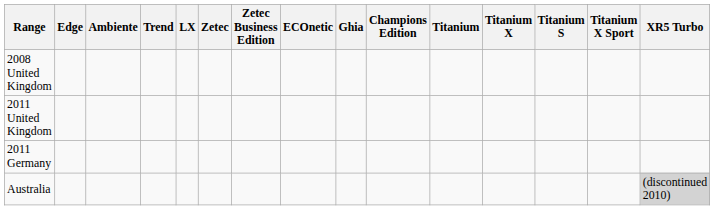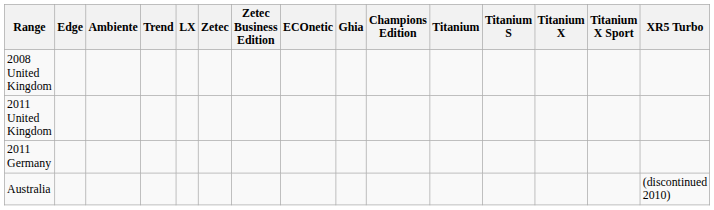columns swapped: (561, 27) <-> (508, 27)
(675, 188) lightgrey background -> (675, 188) no background
